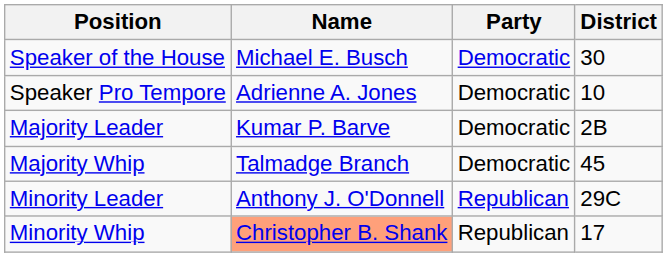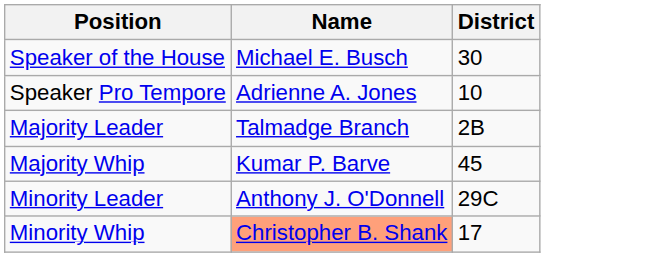- column: (514, 22)
(313, 127) Kumar P. Barve -> (323, 127) Talmadge Branch
(323, 163) Talmadge Branch -> (313, 163) Kumar P. Barve
